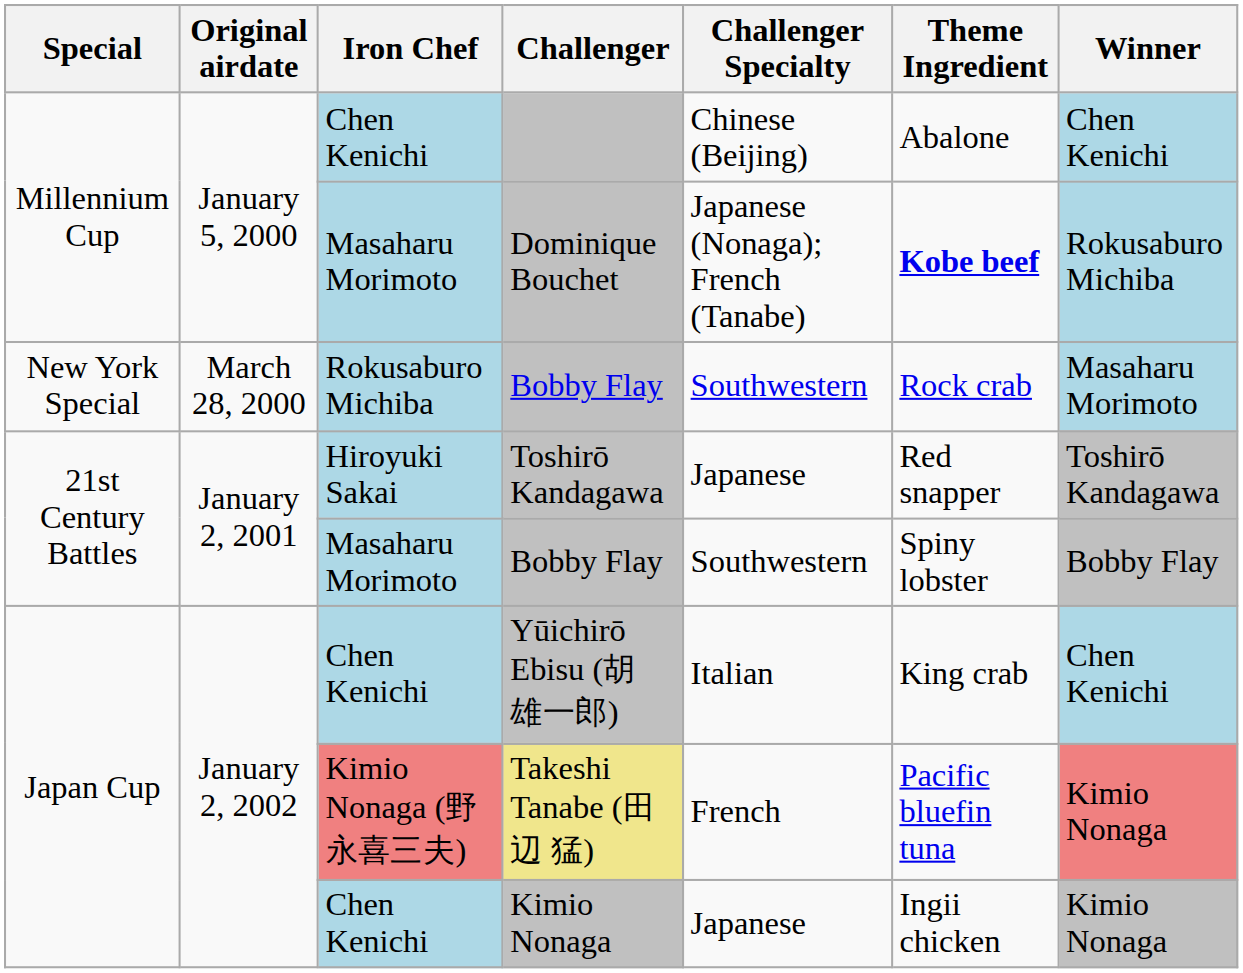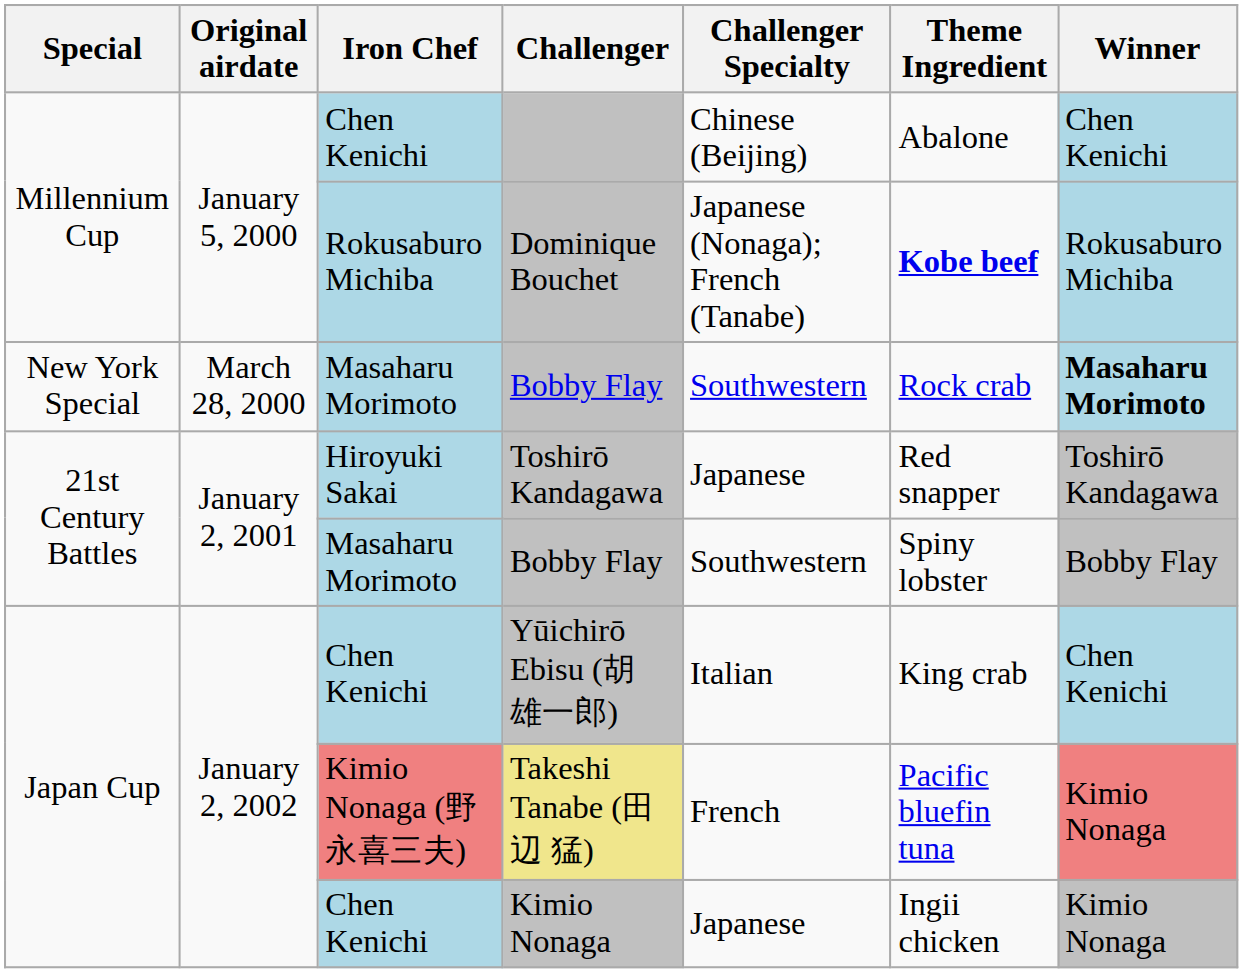(391, 261) Masaharu Morimoto -> (404, 261) Rokusaburo Michiba
(404, 385) Rokusaburo Michiba -> (391, 385) Masaharu Morimoto
(1132, 385) normal -> (1136, 385) bold
